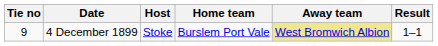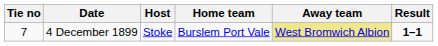(24, 31) 9 -> (24, 31) 7
(412, 31) normal -> (412, 31) bold
